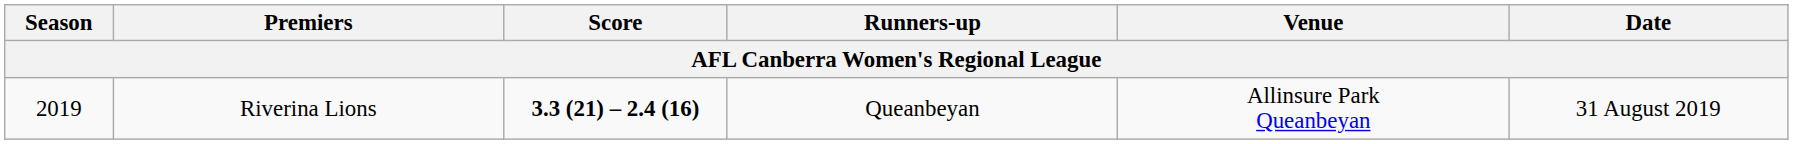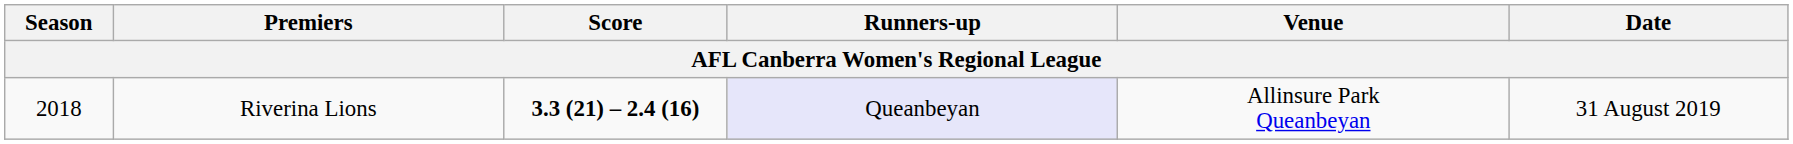(59, 108) 2019 -> (59, 108) 2018
(922, 108) no background -> (922, 108) lavender background
